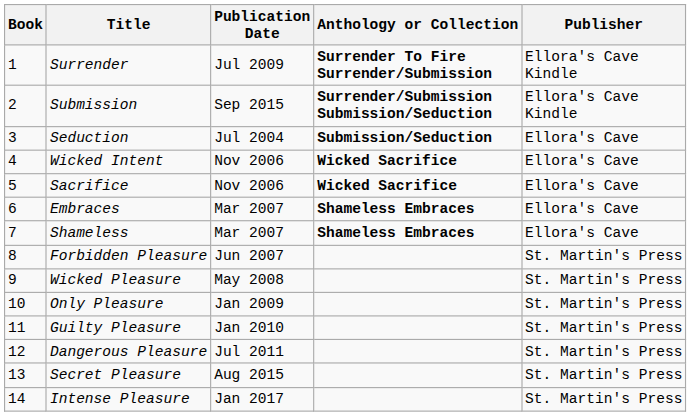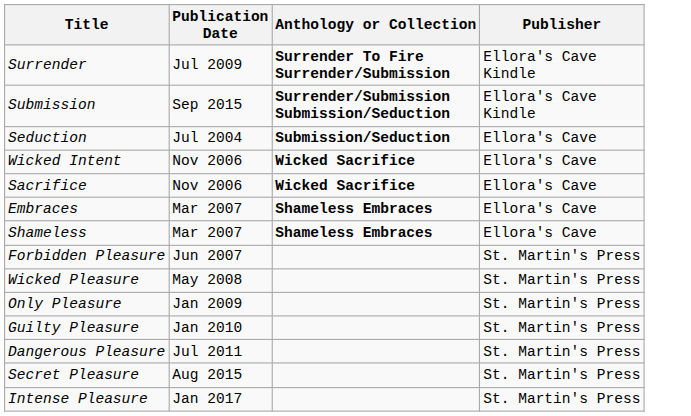- column: (26, 25)
